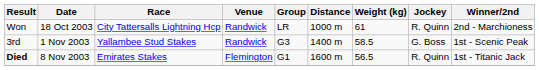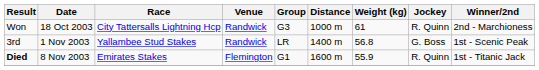(283, 27) LR -> (283, 27) G3
(283, 42) G3 -> (283, 42) LR
(364, 42) 58.5 -> (364, 42) 56.8
(364, 57) 56.5 -> (364, 57) 55.9
